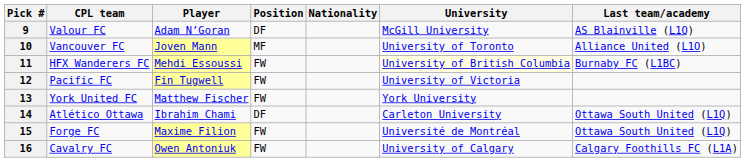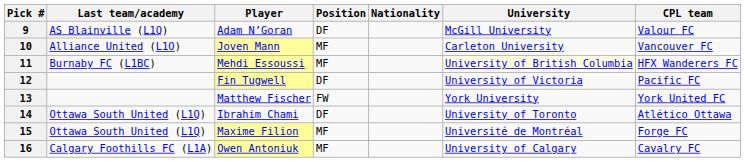columns swapped: (99, 13) <-> (656, 13)
(448, 47) University of Toronto -> (504, 47) Carleton University
(260, 64) FW -> (322, 64) MF
(260, 81) FW -> (322, 81) DF
(442, 115) Carleton University -> (511, 115) University of Toronto
(260, 132) FW -> (322, 132) MF
(260, 148) FW -> (322, 148) MF
